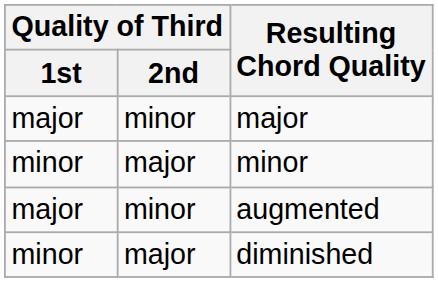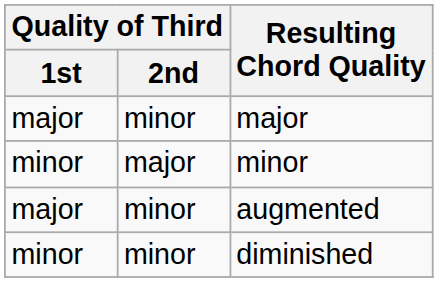(160, 254) major -> (160, 254) minor
